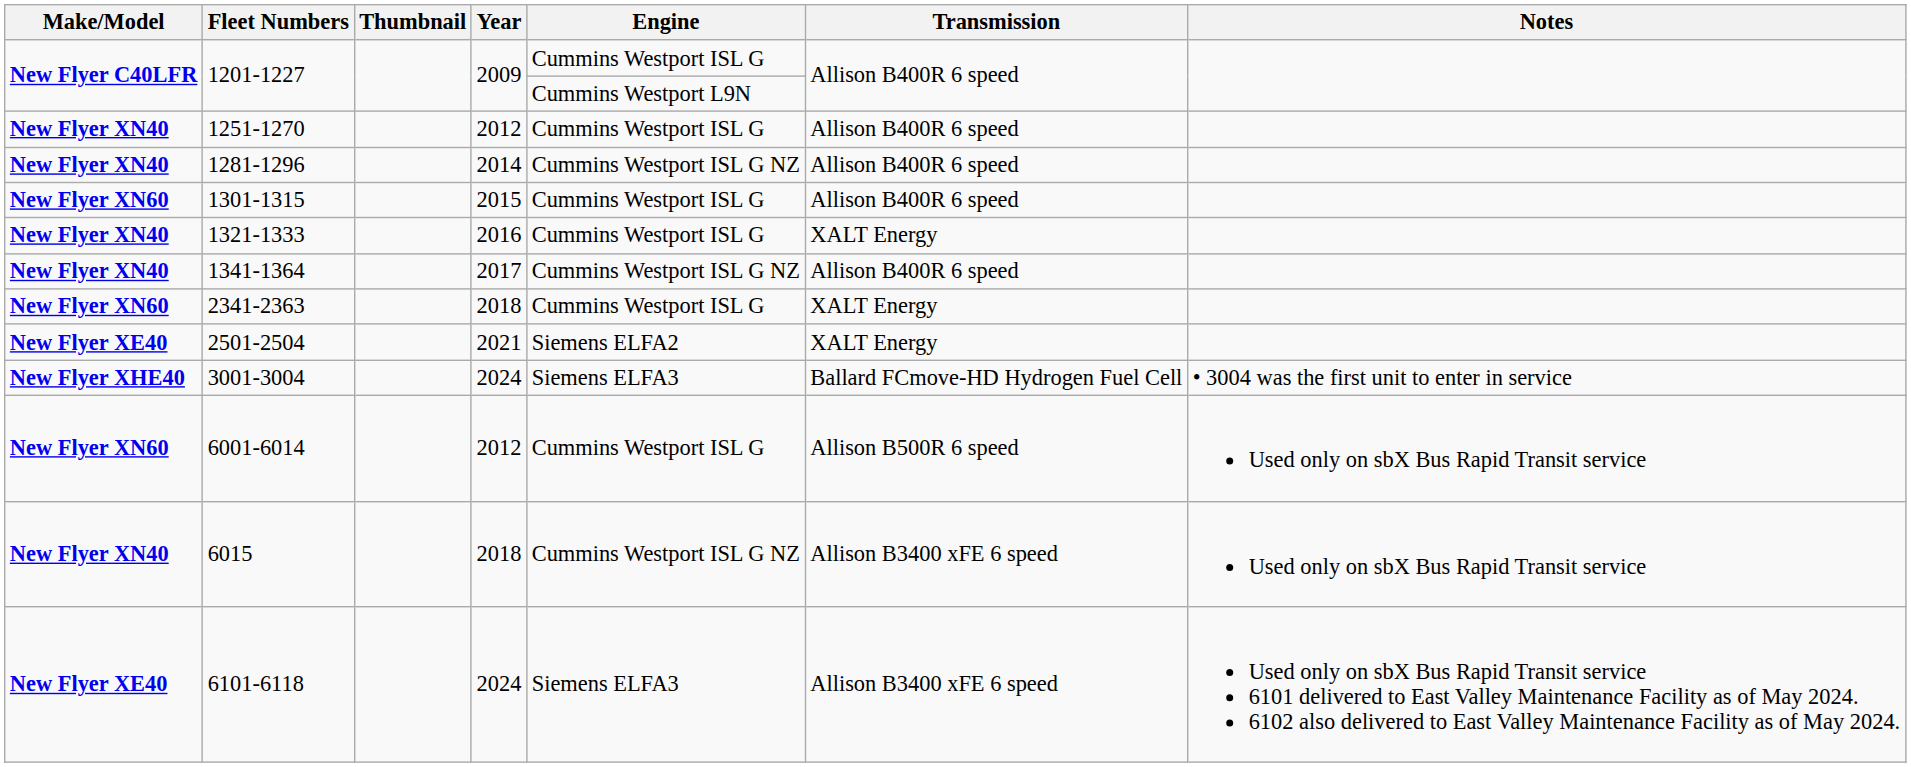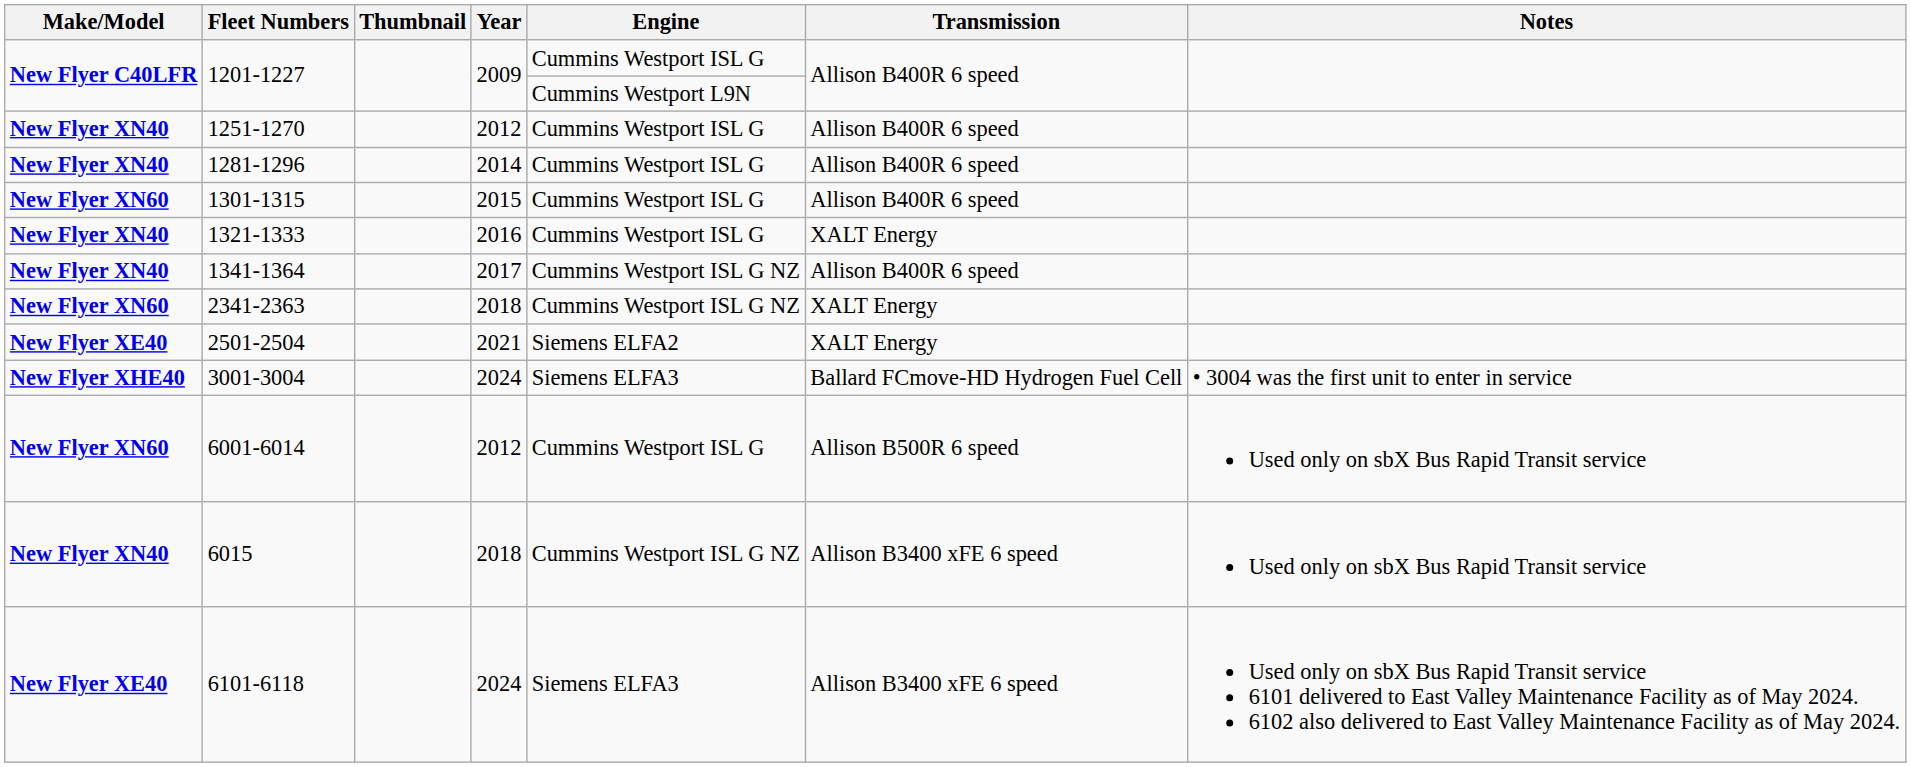(666, 164) Cummins Westport ISL G NZ -> (648, 164) Cummins Westport ISL G
(648, 306) Cummins Westport ISL G -> (666, 306) Cummins Westport ISL G NZ
